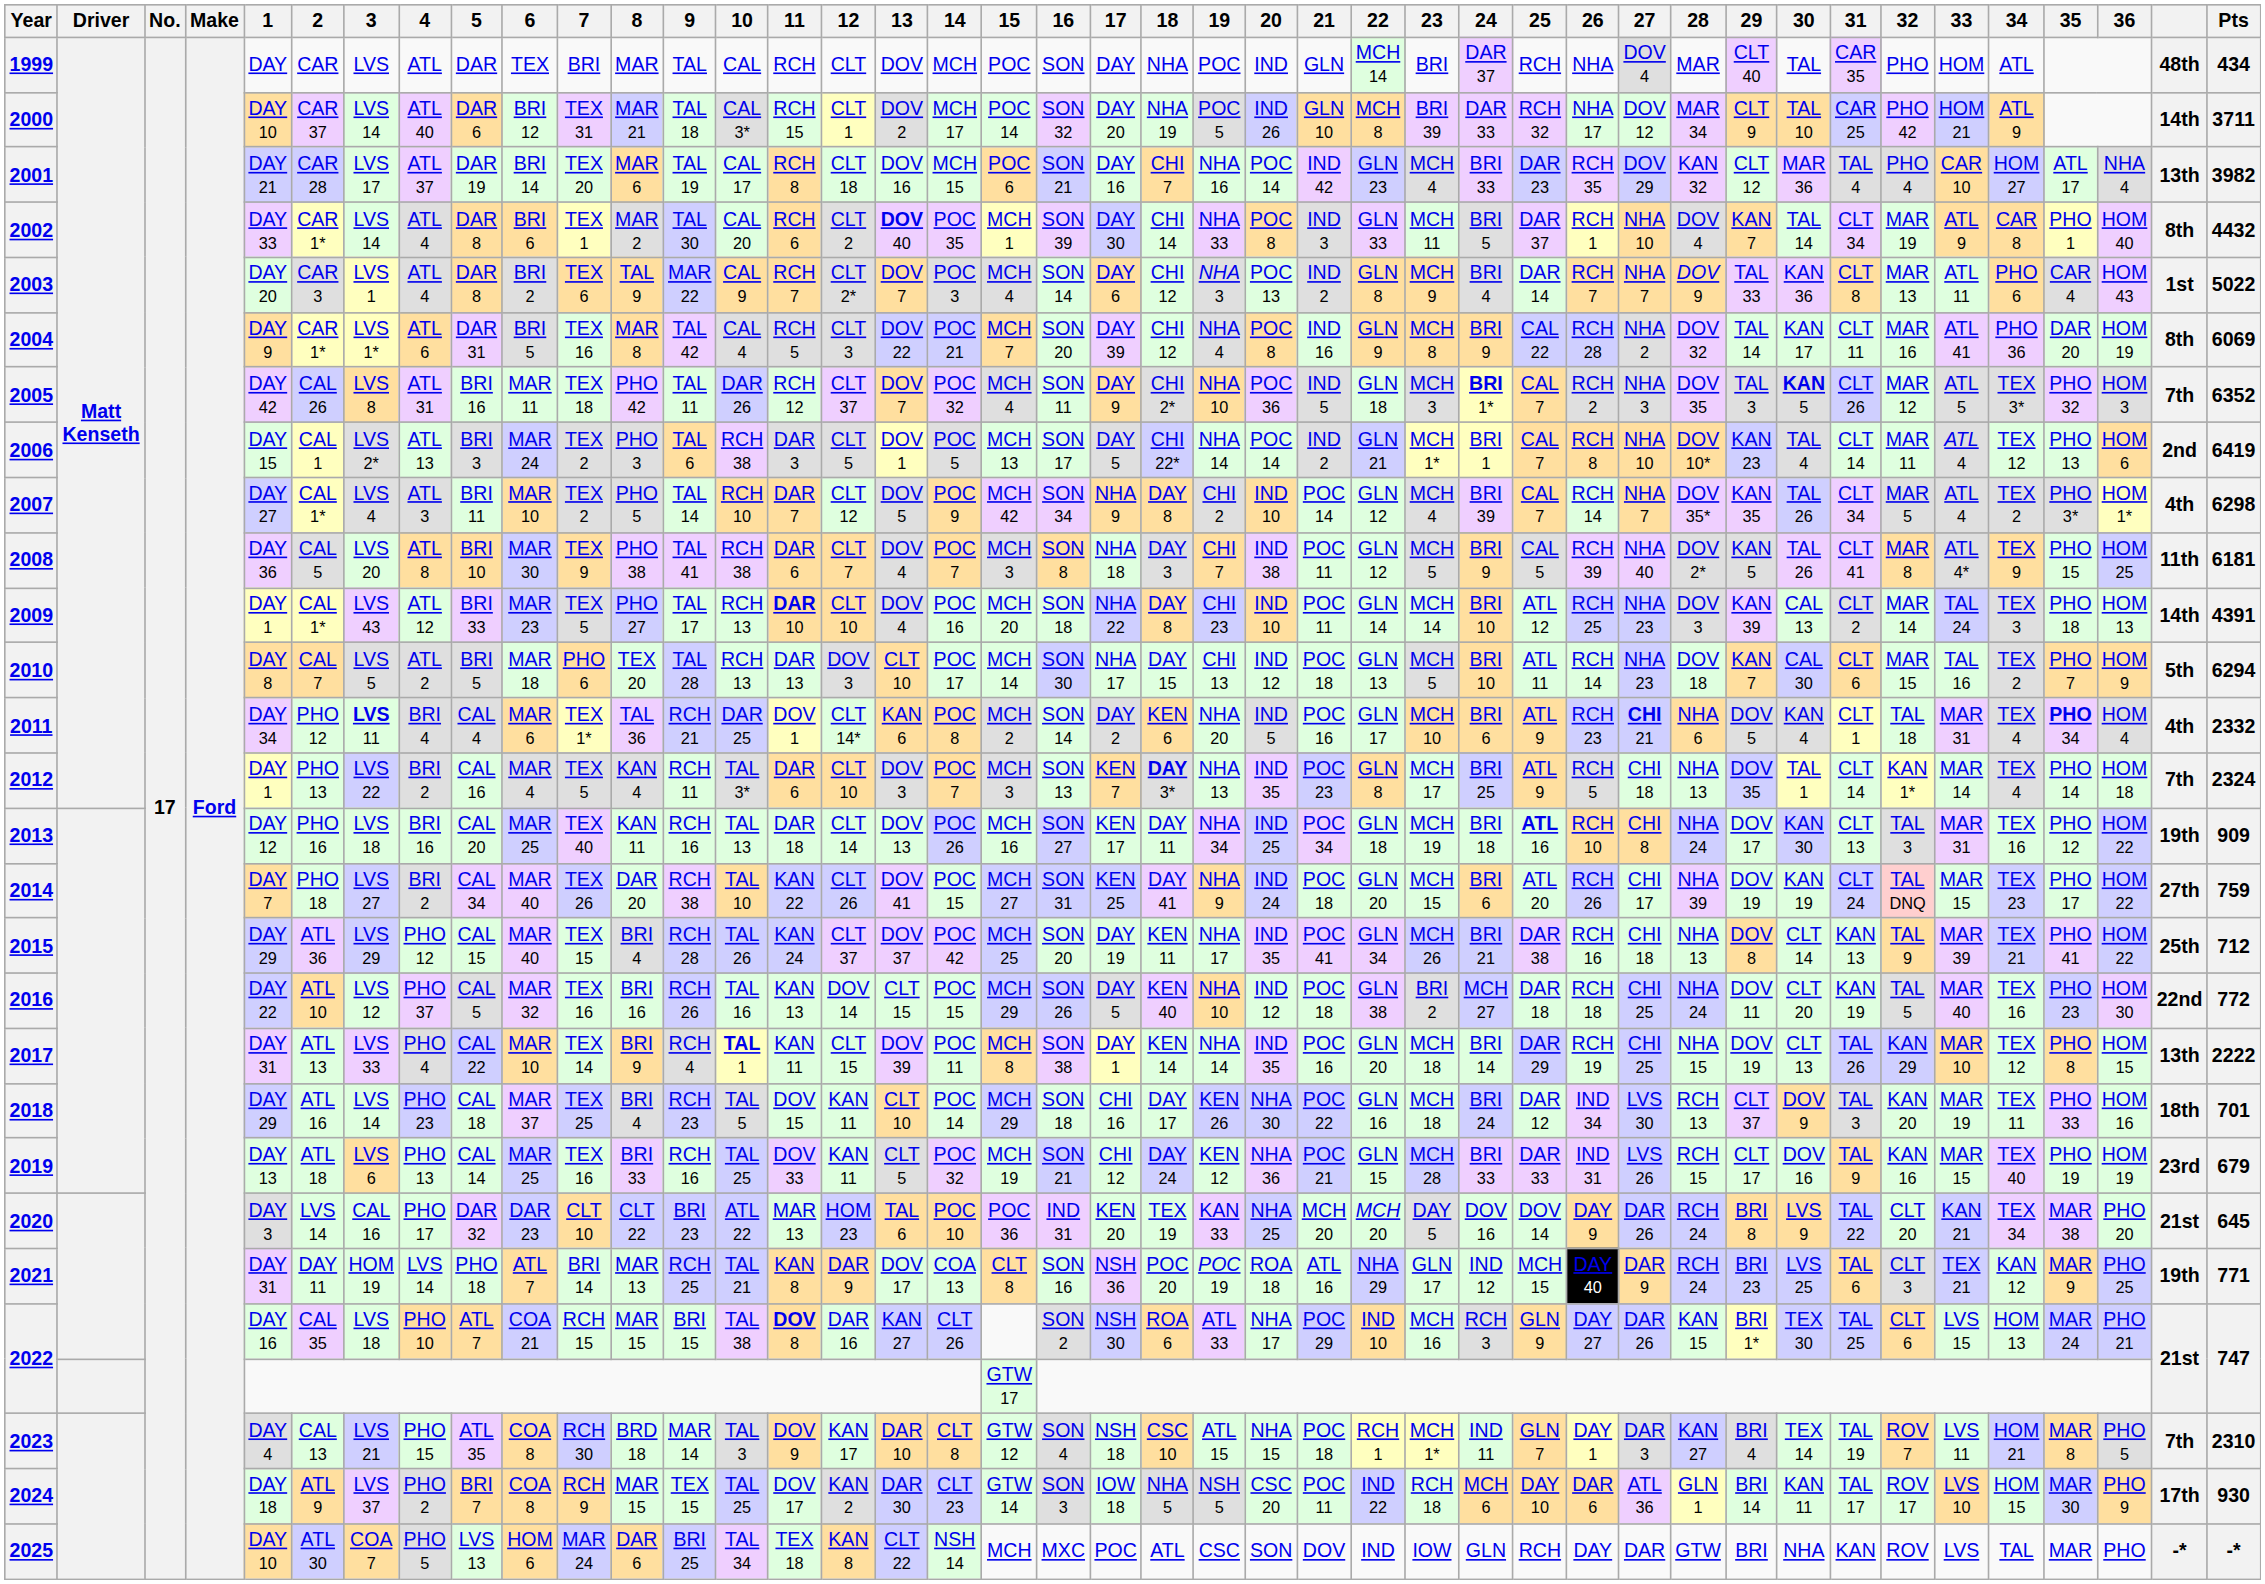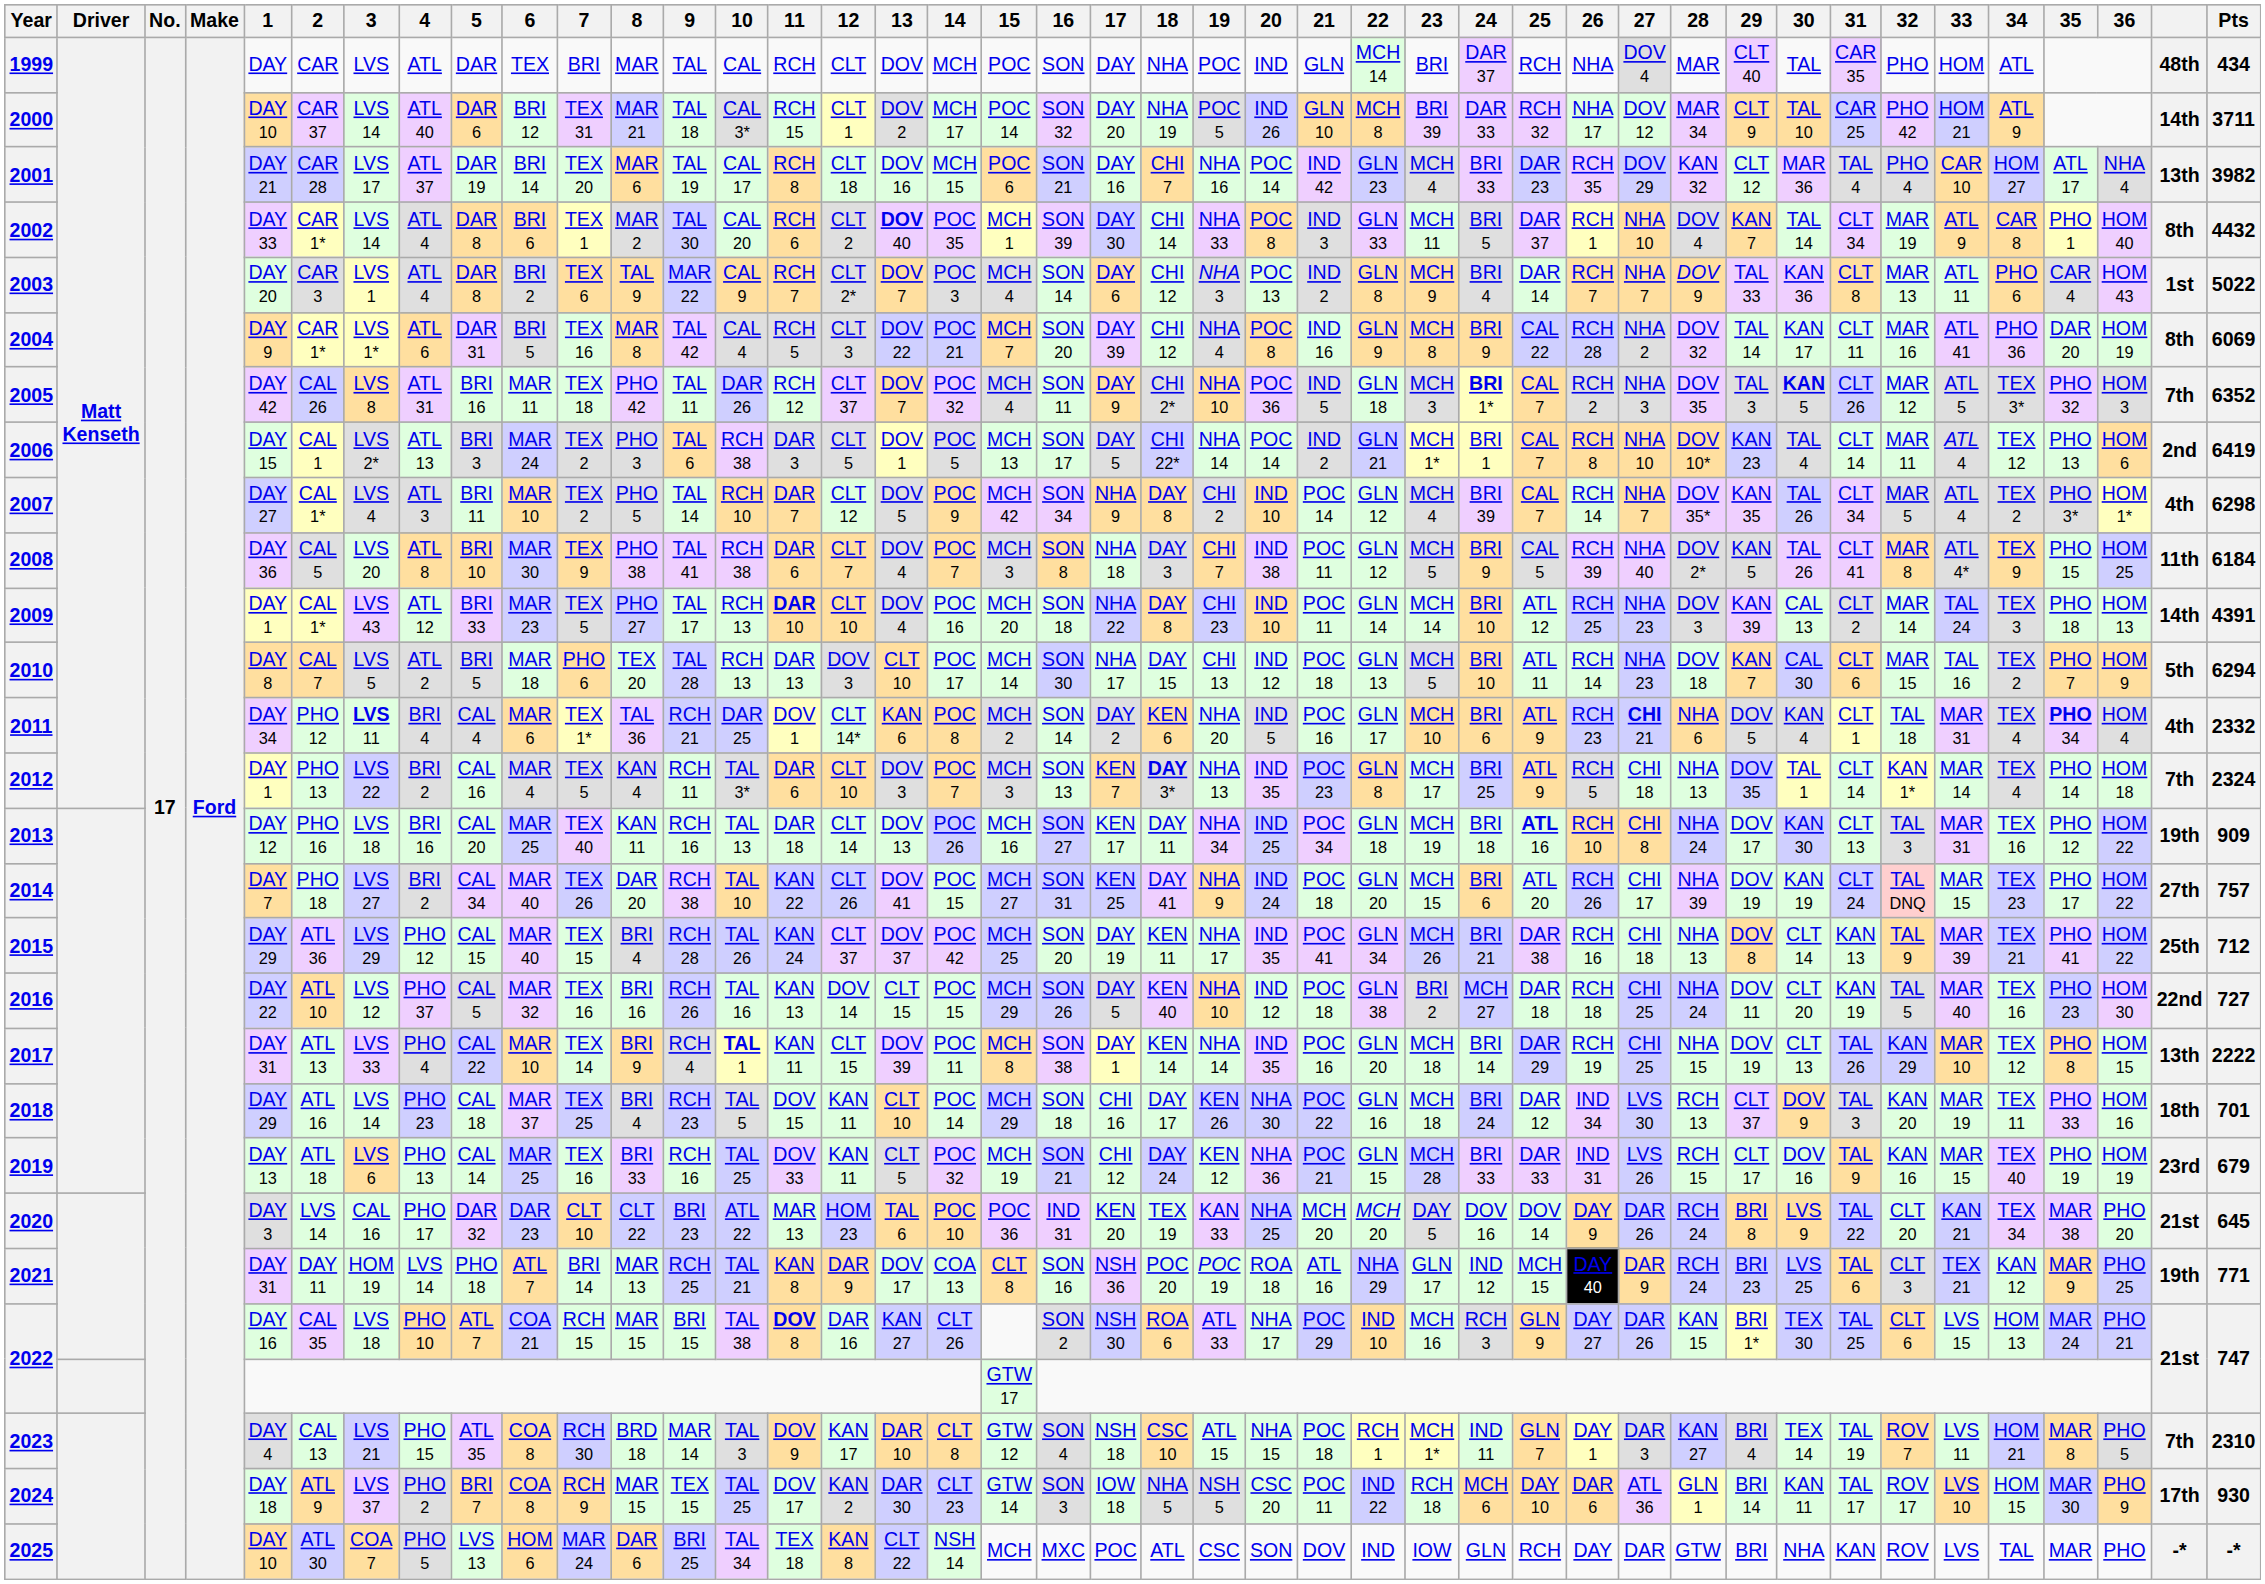(2234, 560) 6181 -> (2234, 560) 6184
(2234, 891) 759 -> (2234, 891) 757
(2234, 1001) 772 -> (2234, 1001) 727
